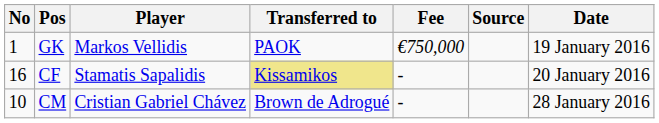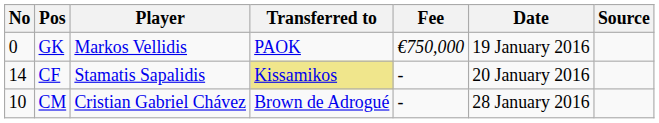columns swapped: (591, 18) <-> (498, 18)
(13, 46) 1 -> (13, 46) 0
(18, 74) 16 -> (18, 74) 14
